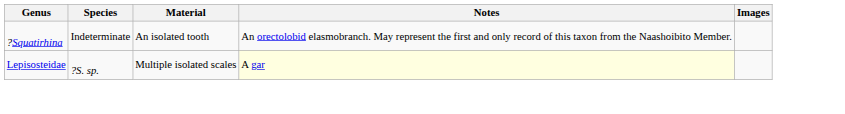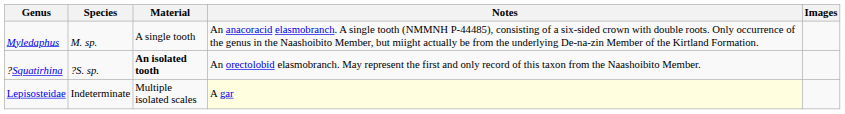+ row: (33, 42)
(100, 36) Indeterminate -> (85, 71) ?S. sp.
(172, 36) normal -> (161, 65) bold
(85, 71) ?S. sp. -> (100, 94) Indeterminate
